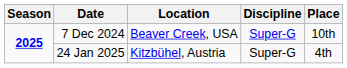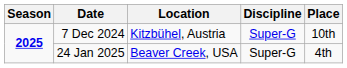(184, 33) Beaver Creek, USA -> (178, 33) Kitzbühel, Austria
(178, 53) Kitzbühel, Austria -> (184, 53) Beaver Creek, USA
